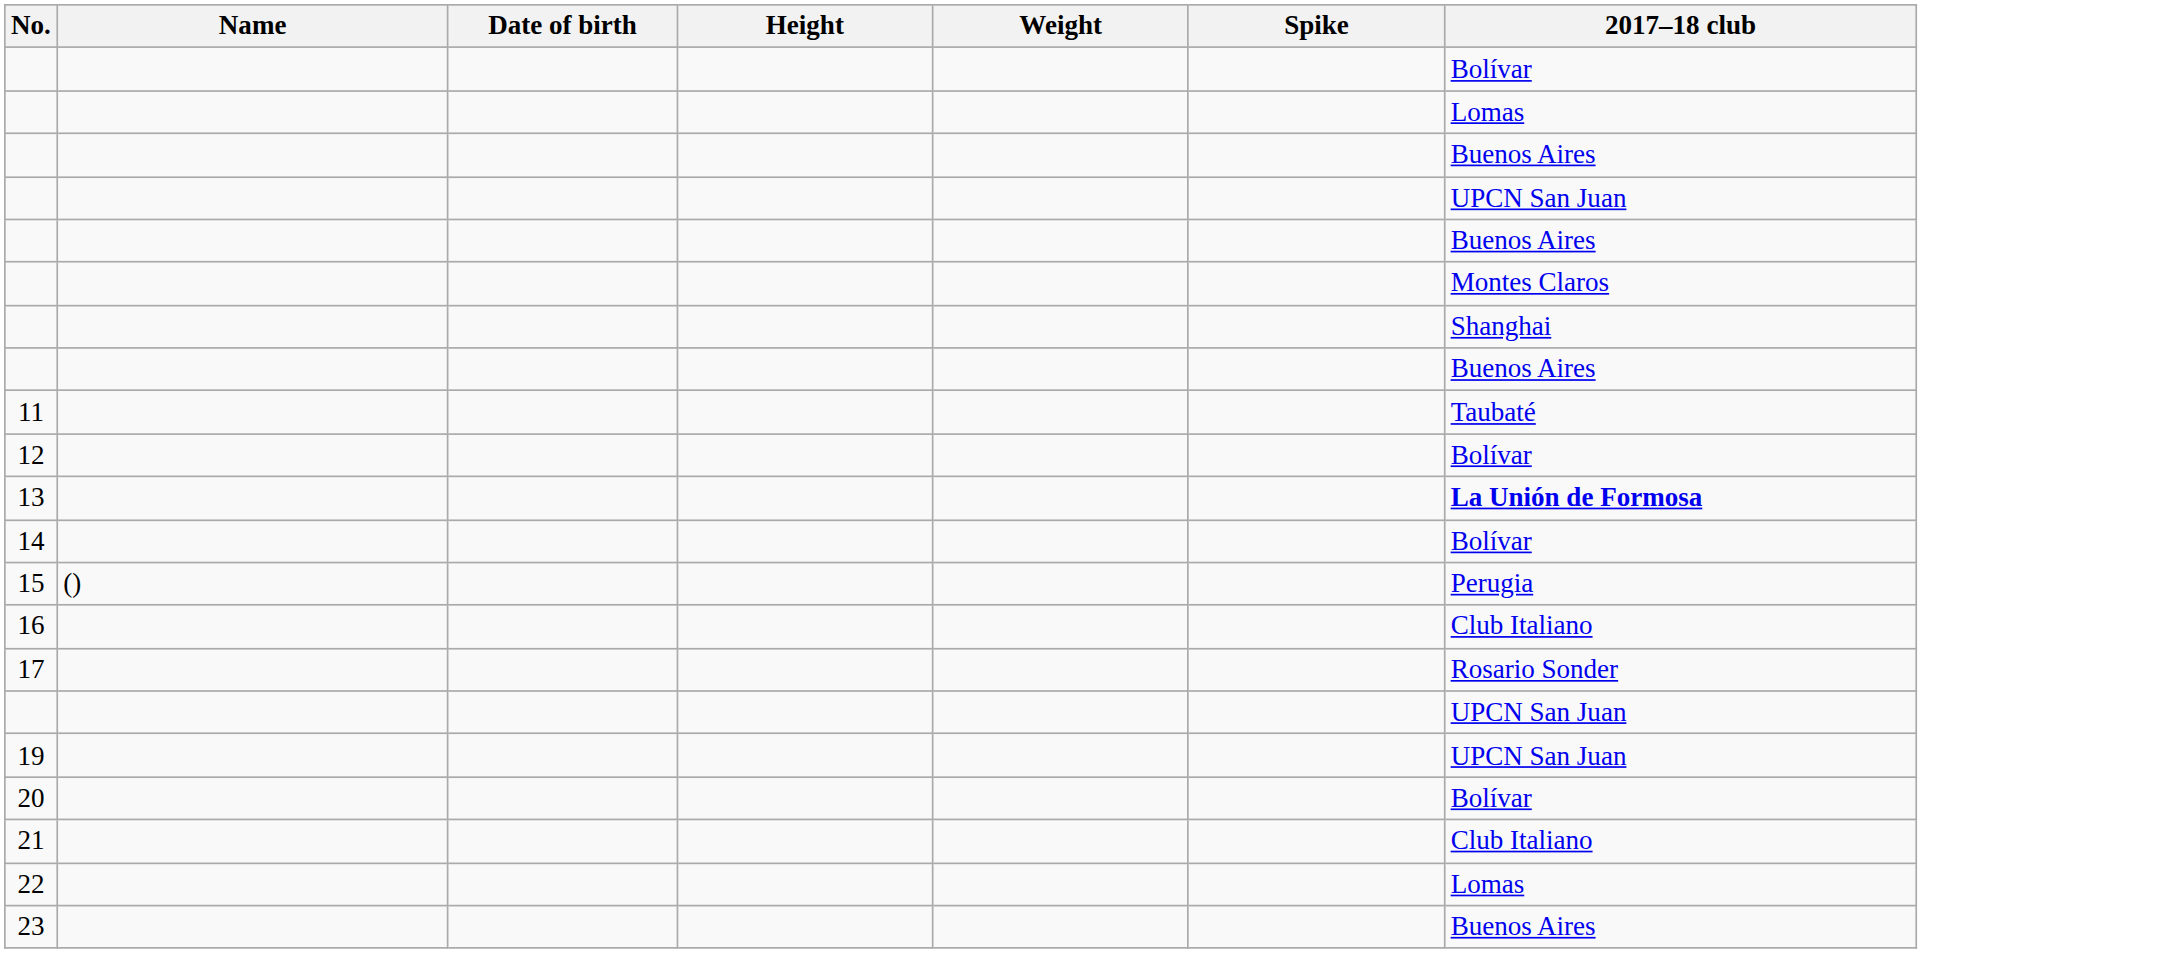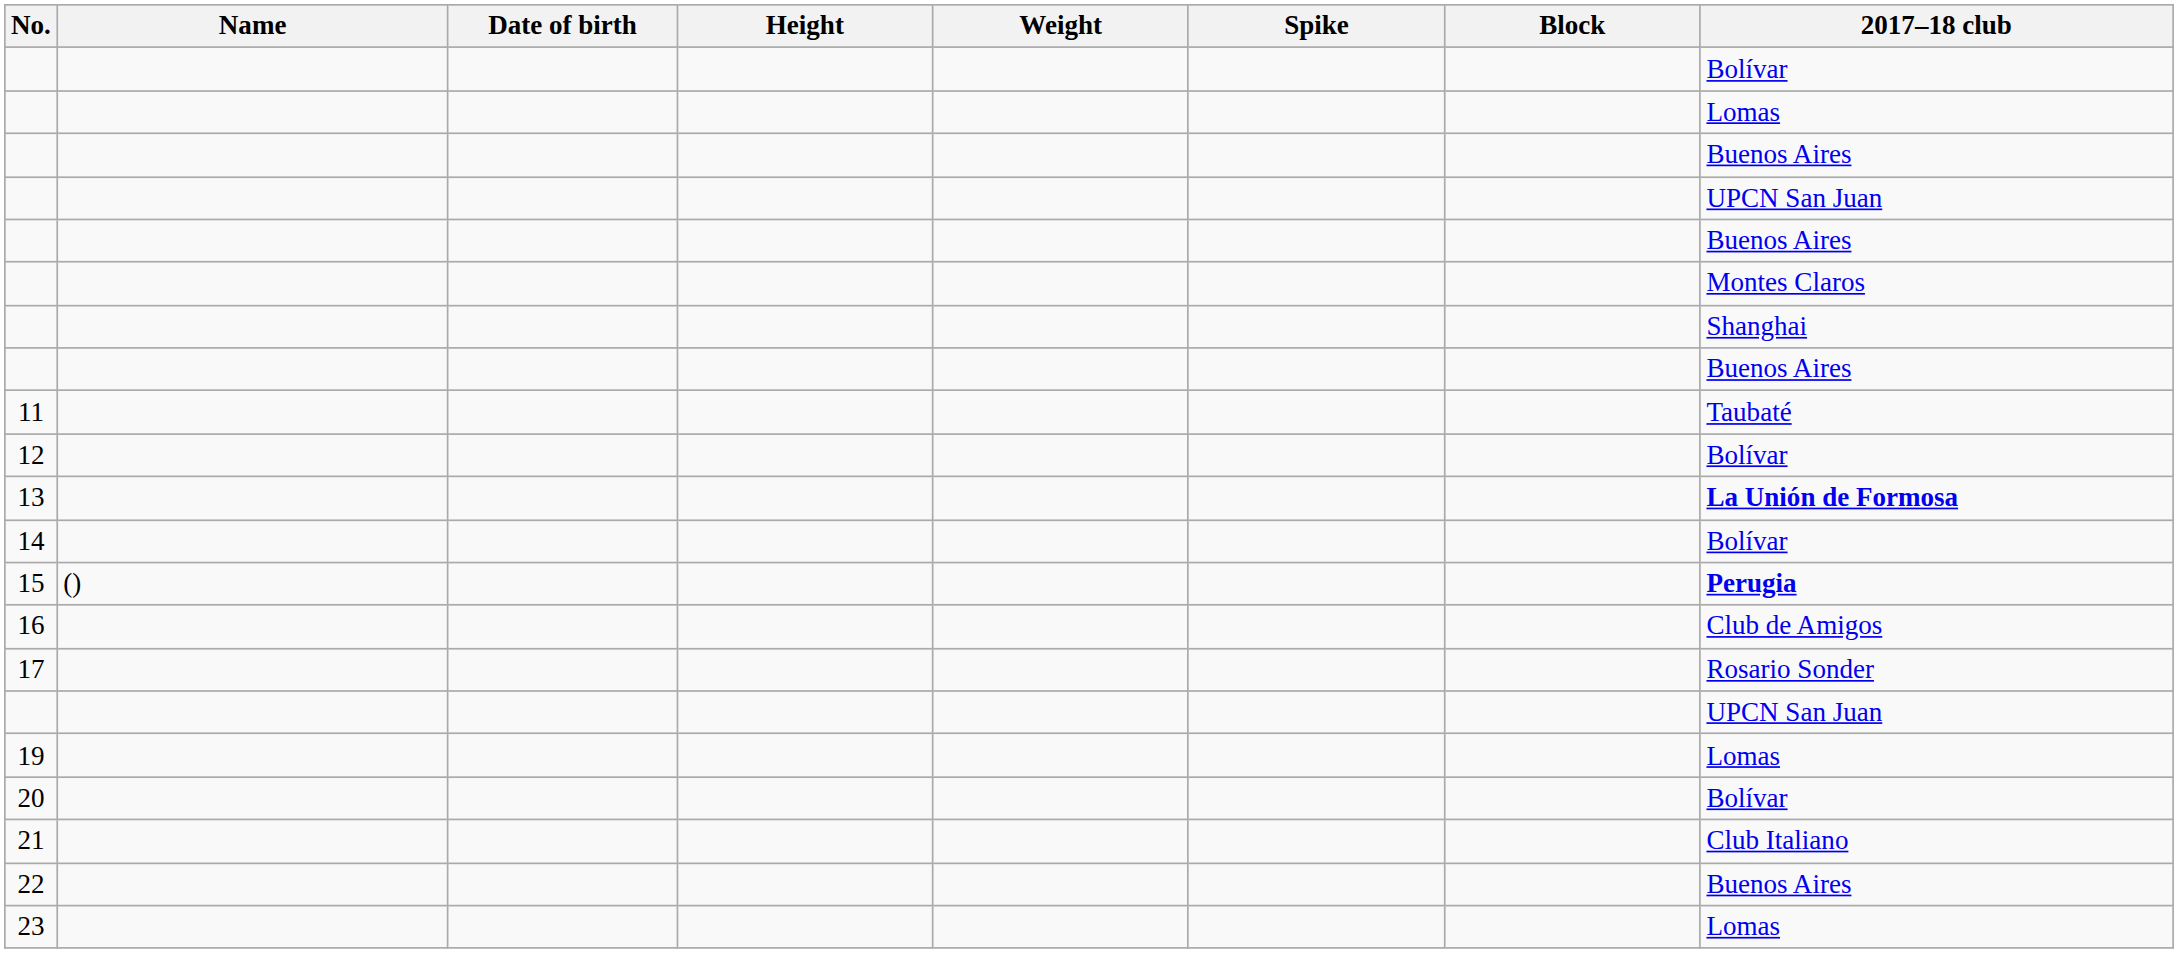+ column: (1572, 25)
(1492, 583) normal -> (1752, 583) bold
(1522, 626) Club Italiano -> (1794, 626) Club de Amigos
(1539, 754) UPCN San Juan -> (1743, 754) Lomas
(1487, 883) Lomas -> (1779, 883) Buenos Aires
(1523, 926) Buenos Aires -> (1743, 926) Lomas
